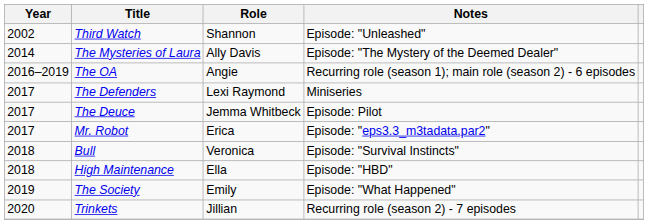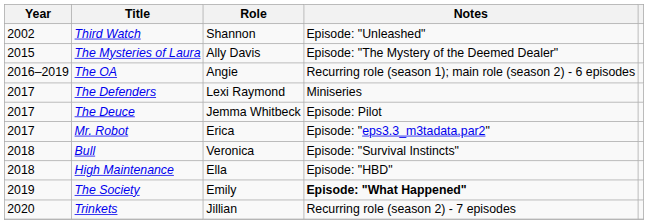(21, 53) 2014 -> (21, 53) 2015
(381, 190) normal -> (387, 190) bold
